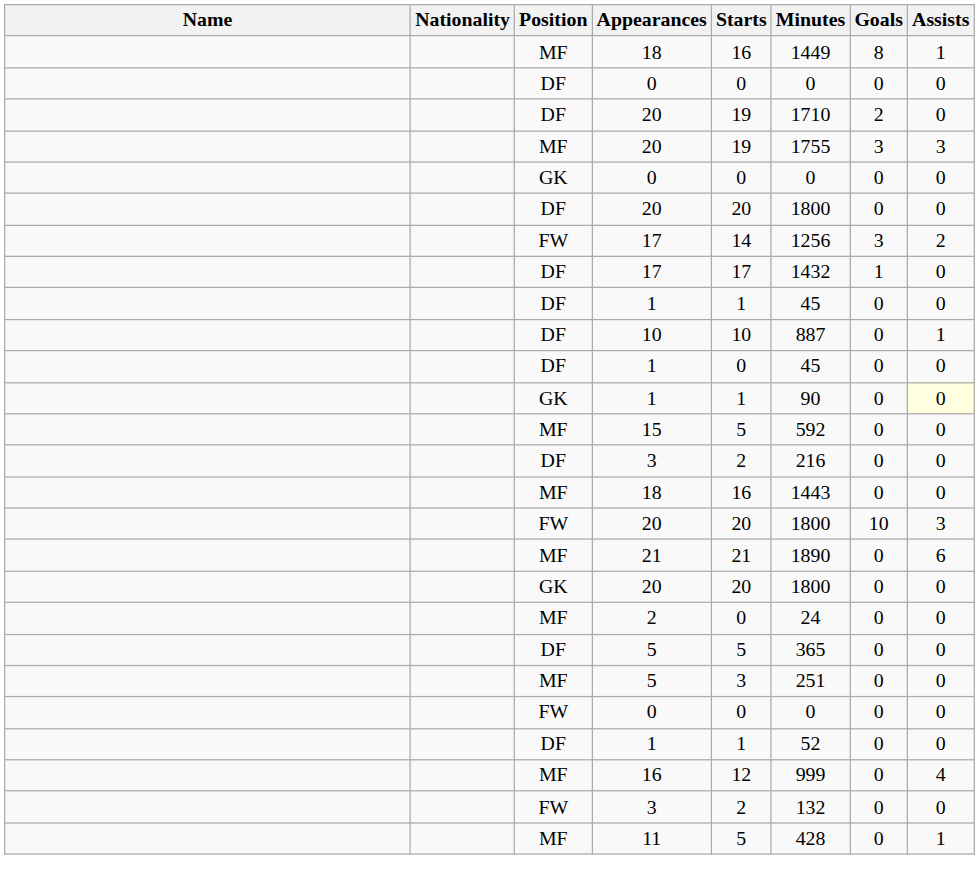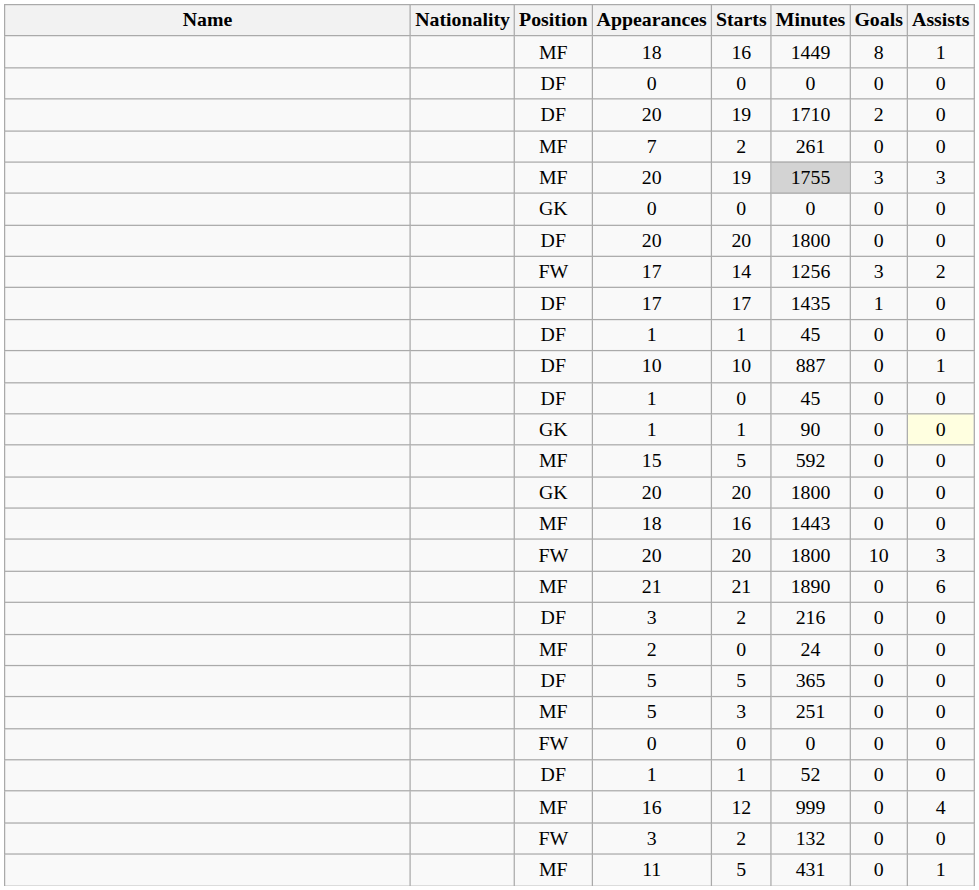+ row: (553, 146)
(811, 146) no background -> (811, 177) lightgrey background
(811, 271) 1432 -> (811, 303) 1435
rows swapped: (553, 586) <-> (553, 460)
(811, 838) 428 -> (811, 869) 431
